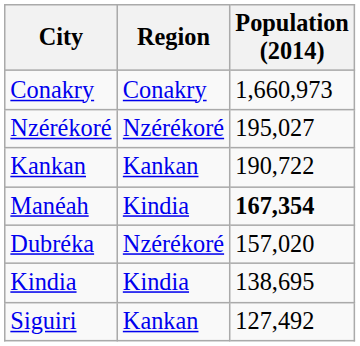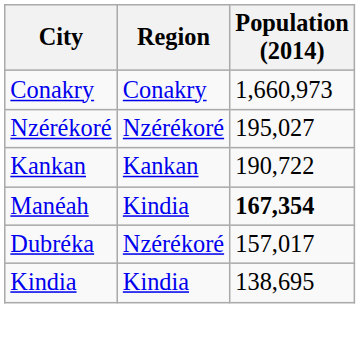(275, 243) 157,020 -> (275, 243) 157,017
- row: (43, 321)
